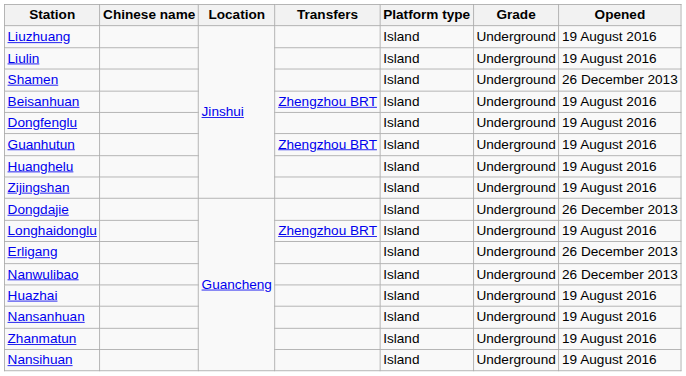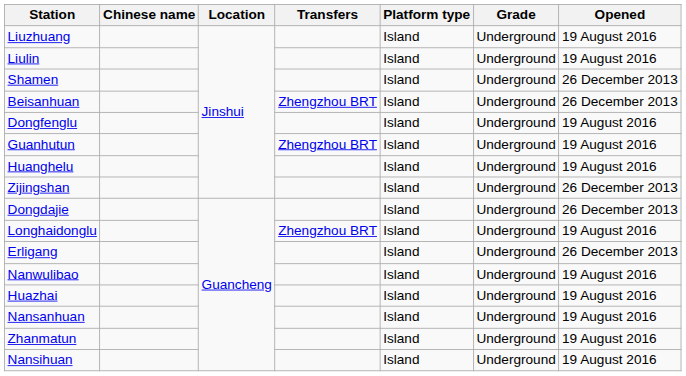(609, 101) 19 August 2016 -> (620, 101) 26 December 2013
(609, 187) 19 August 2016 -> (620, 187) 26 December 2013
(620, 274) 26 December 2013 -> (609, 274) 19 August 2016
